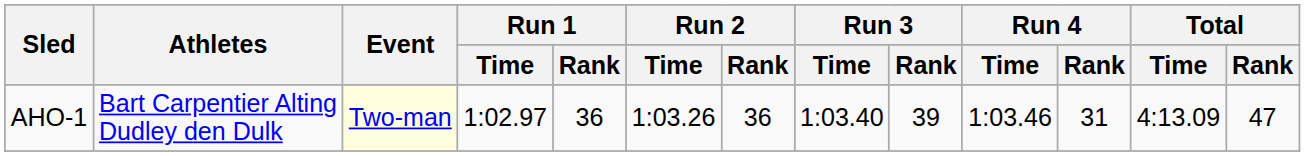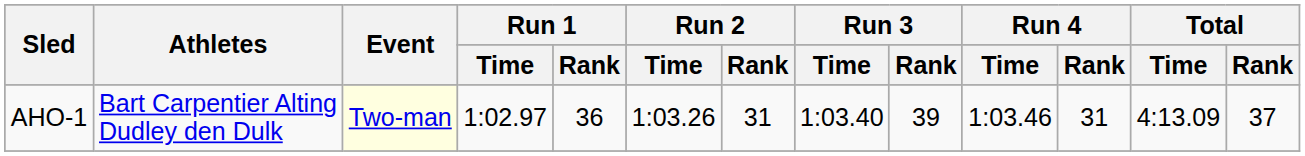(758, 118) 36 -> (758, 118) 31
(1263, 118) 47 -> (1263, 118) 37
